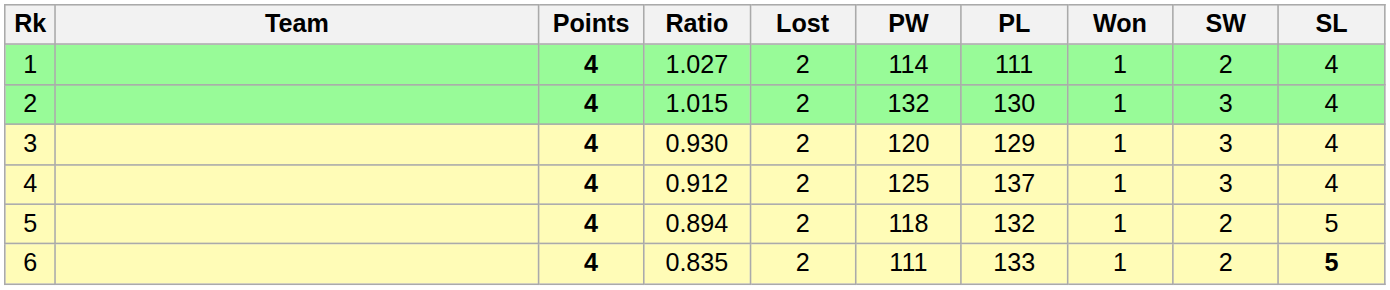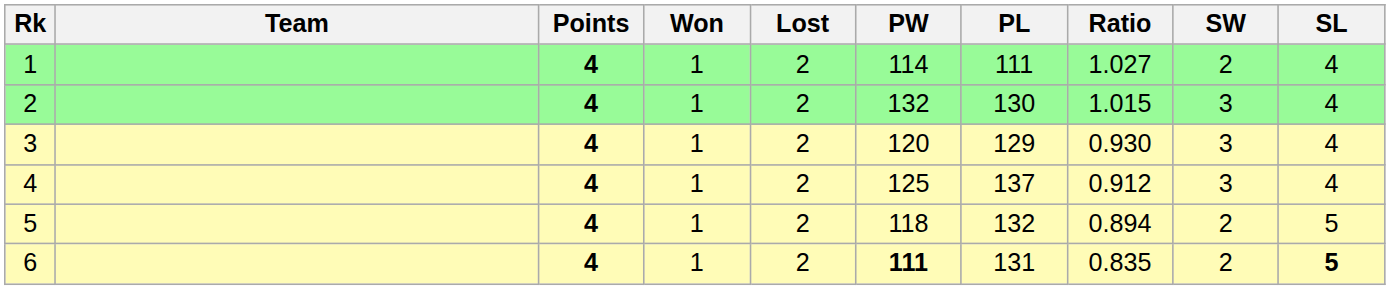columns swapped: (1120, 24) <-> (697, 24)
(908, 263) normal -> (908, 263) bold
(1014, 263) 133 -> (1014, 263) 131
